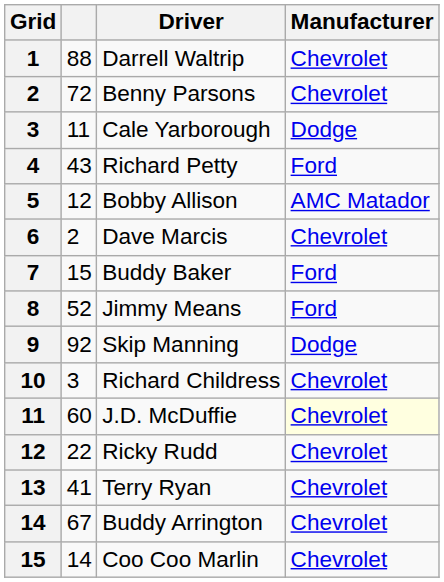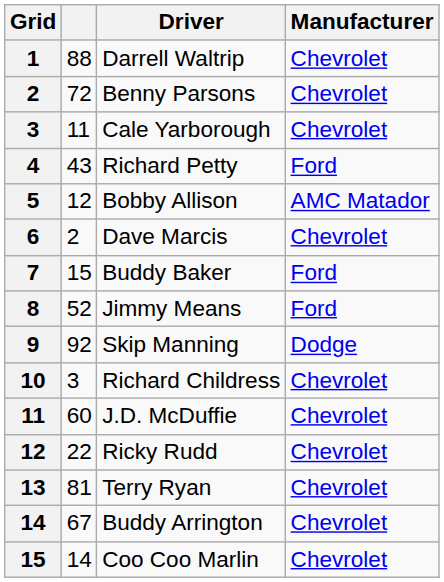(324, 129) Dodge -> (339, 129) Chevrolet
(339, 415) lightyellow background -> (339, 415) no background
(79, 487) 41 -> (79, 487) 81
